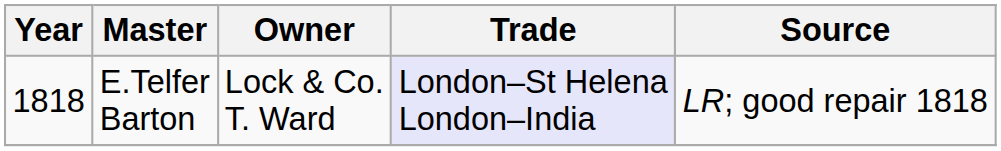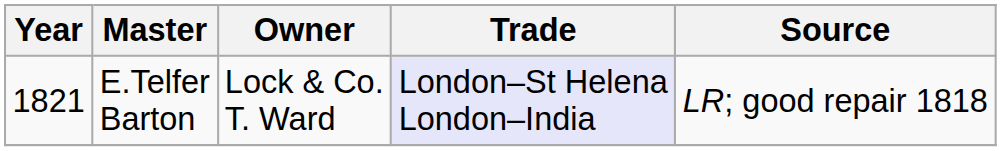(49, 100) 1818 -> (49, 100) 1821
